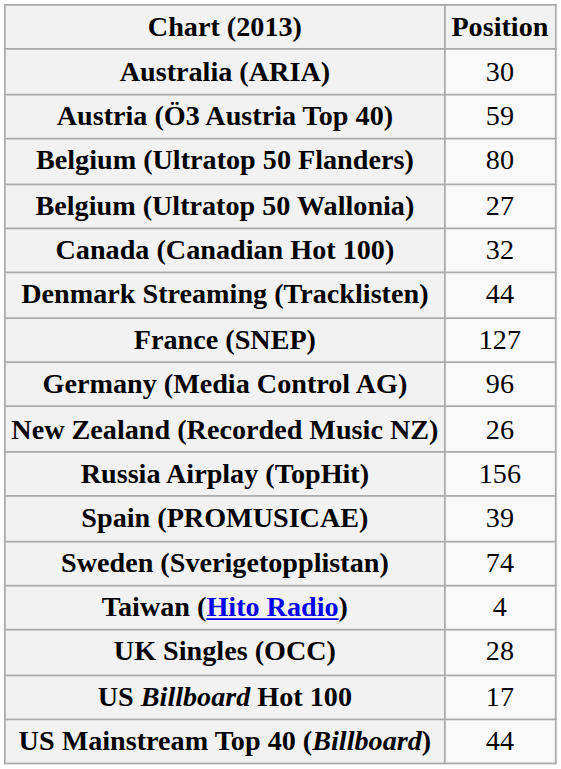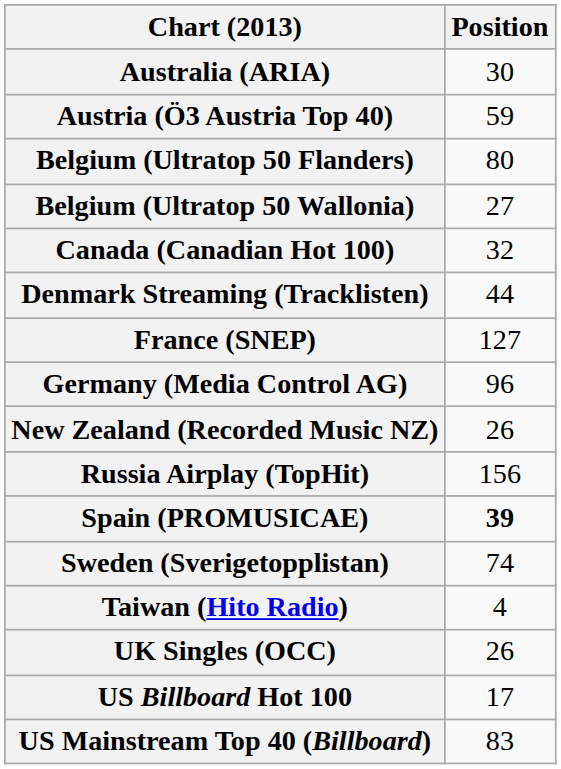(500, 518) normal -> (500, 518) bold
(500, 652) 28 -> (500, 652) 26
(500, 741) 44 -> (500, 741) 83
